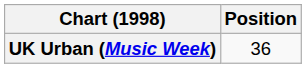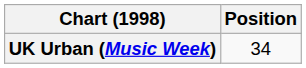(261, 48) 36 -> (261, 48) 34
